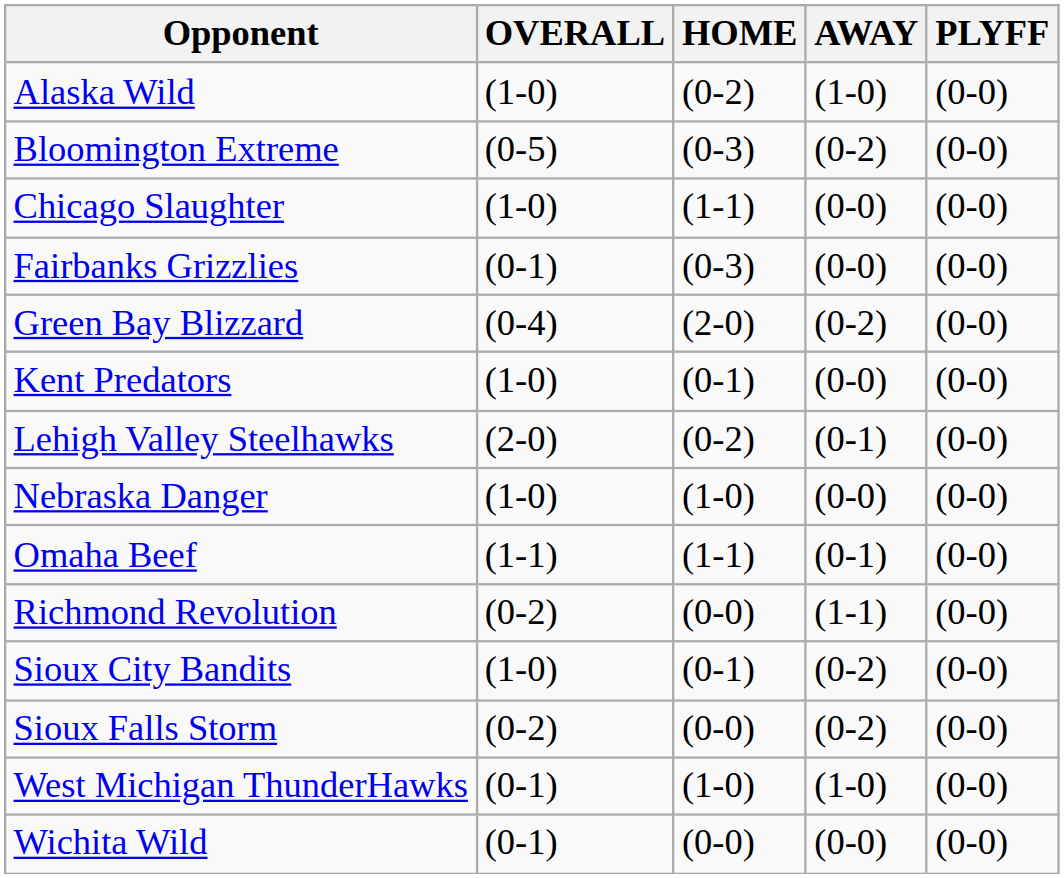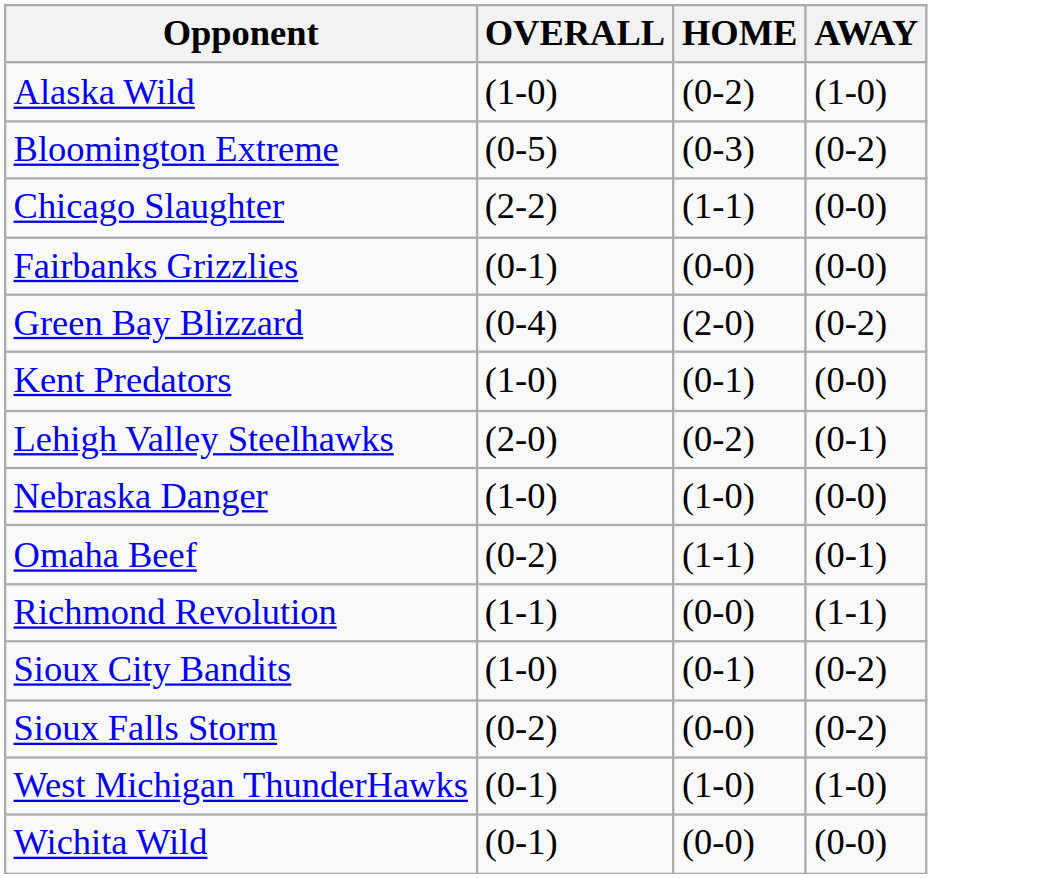- column: (992, 33)
(521, 206) (1-0) -> (521, 206) (2-2)
(718, 264) (0-3) -> (718, 264) (0-0)
(521, 554) (1-1) -> (521, 554) (0-2)
(521, 611) (0-2) -> (521, 611) (1-1)
